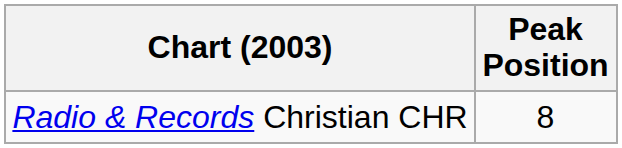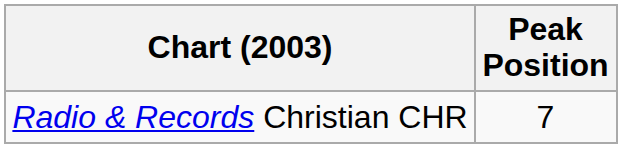(546, 116) 8 -> (546, 116) 7
